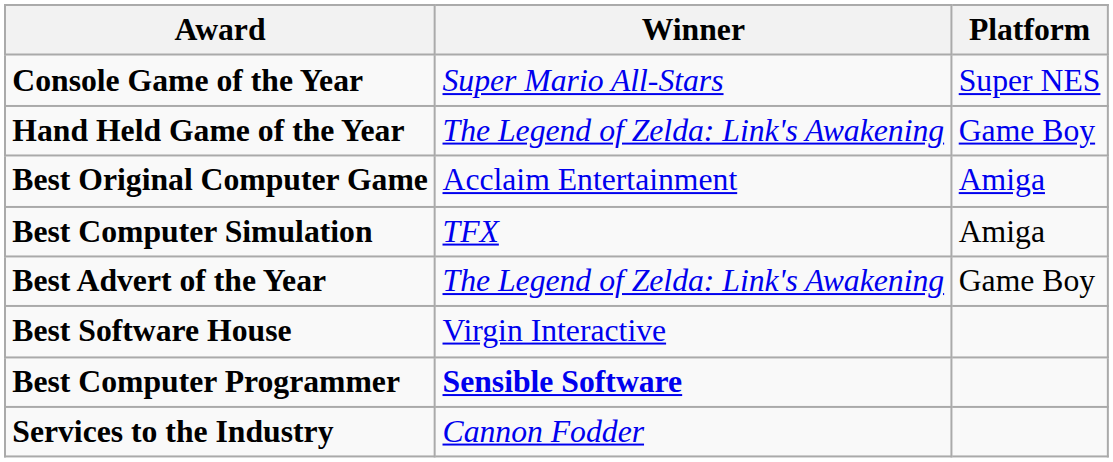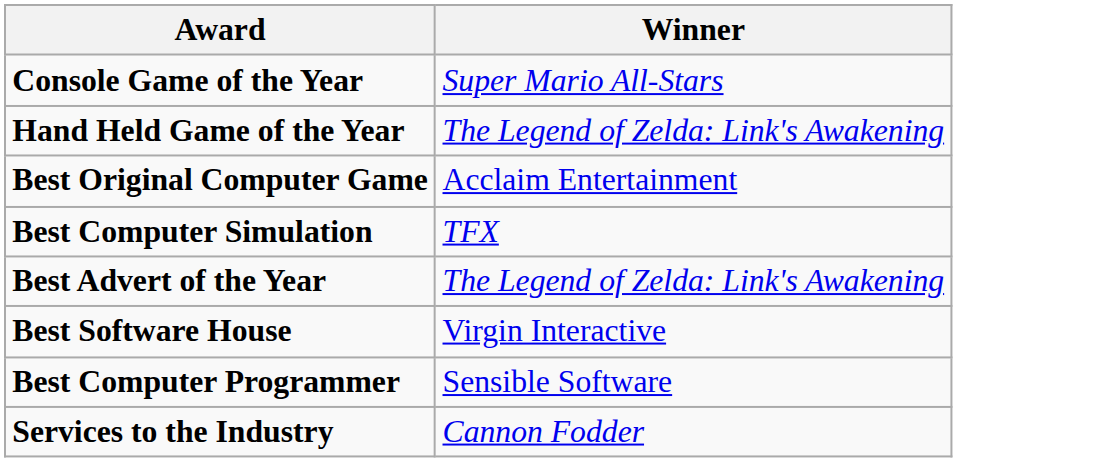- column: (1030, 29)
(562, 381) bold -> (557, 381) normal
